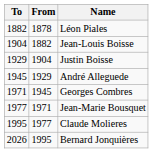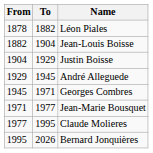columns swapped: (43, 12) <-> (17, 12)
